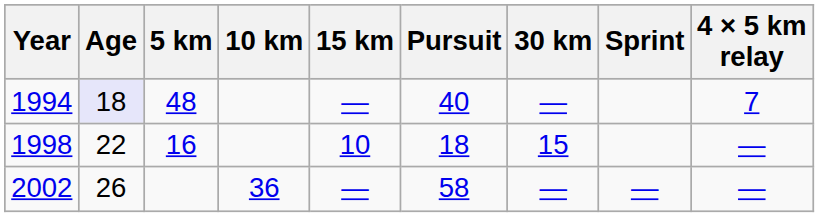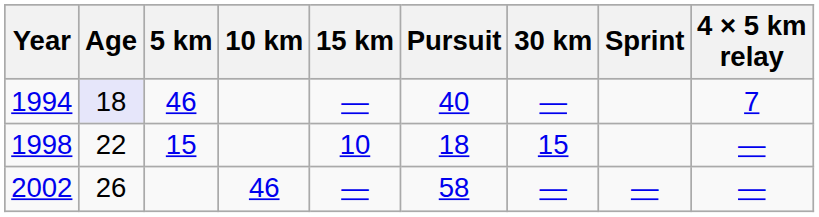(181, 100) 48 -> (181, 100) 46
(181, 144) 16 -> (181, 144) 15
(264, 188) 36 -> (264, 188) 46
